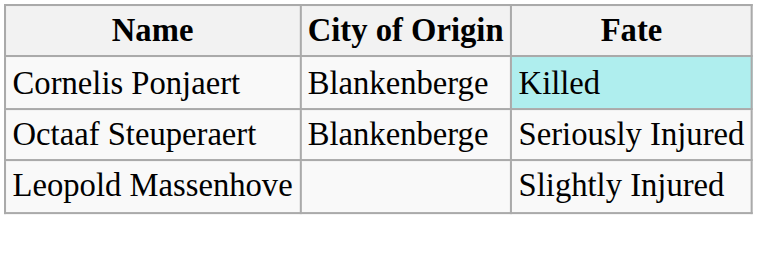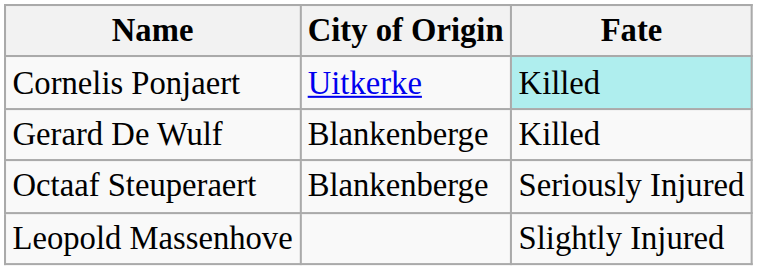(398, 82) Blankenberge -> (365, 82) Uitkerke
+ row: (118, 133)
